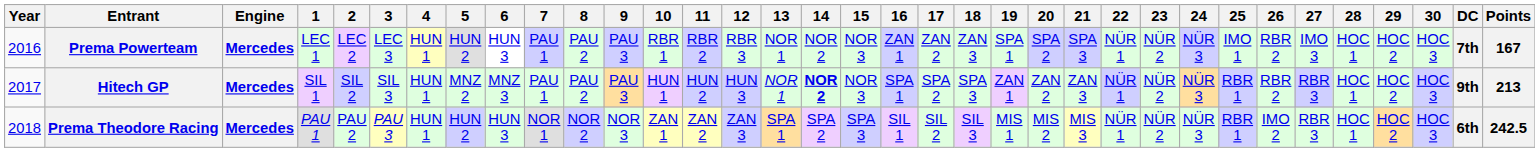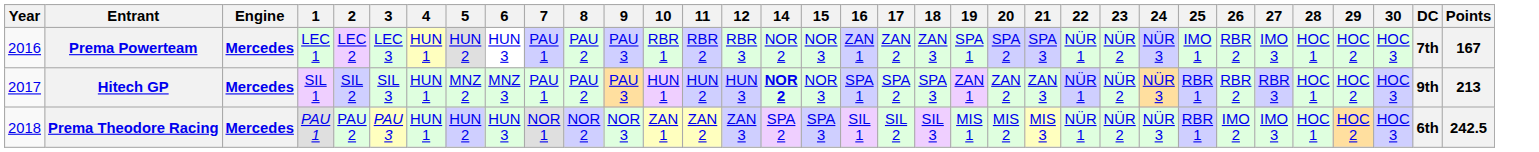- column: (781, 16)
(1314, 127) RBR 3 -> (1274, 127) IMO 3
